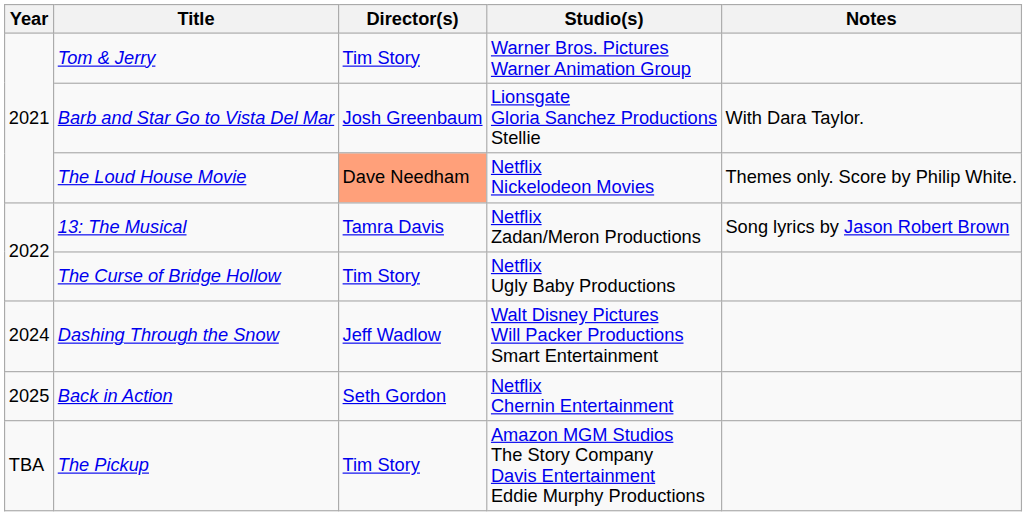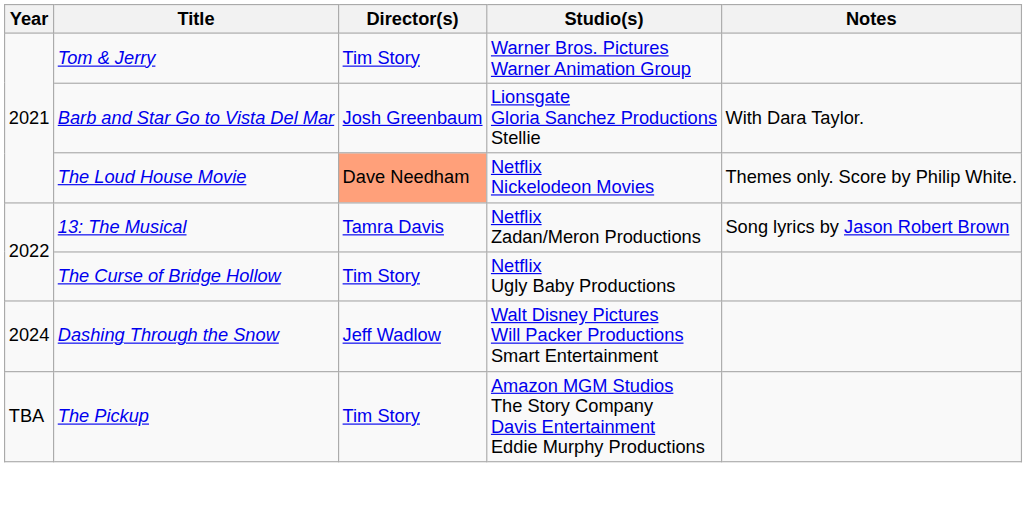- row: (115, 395)
